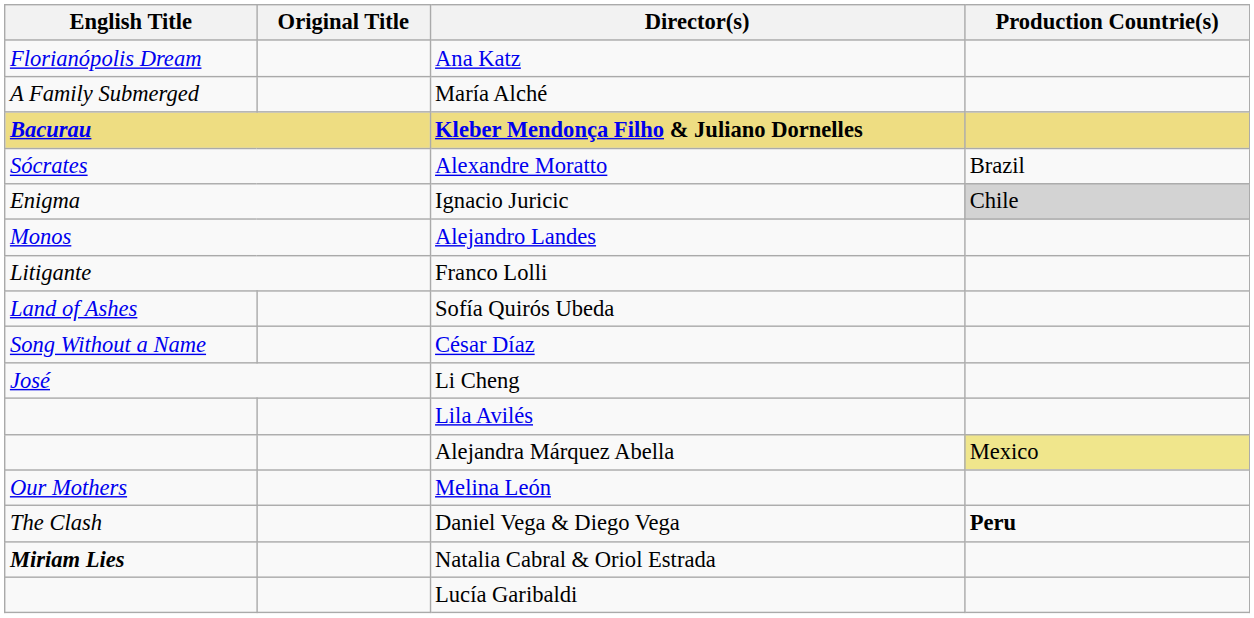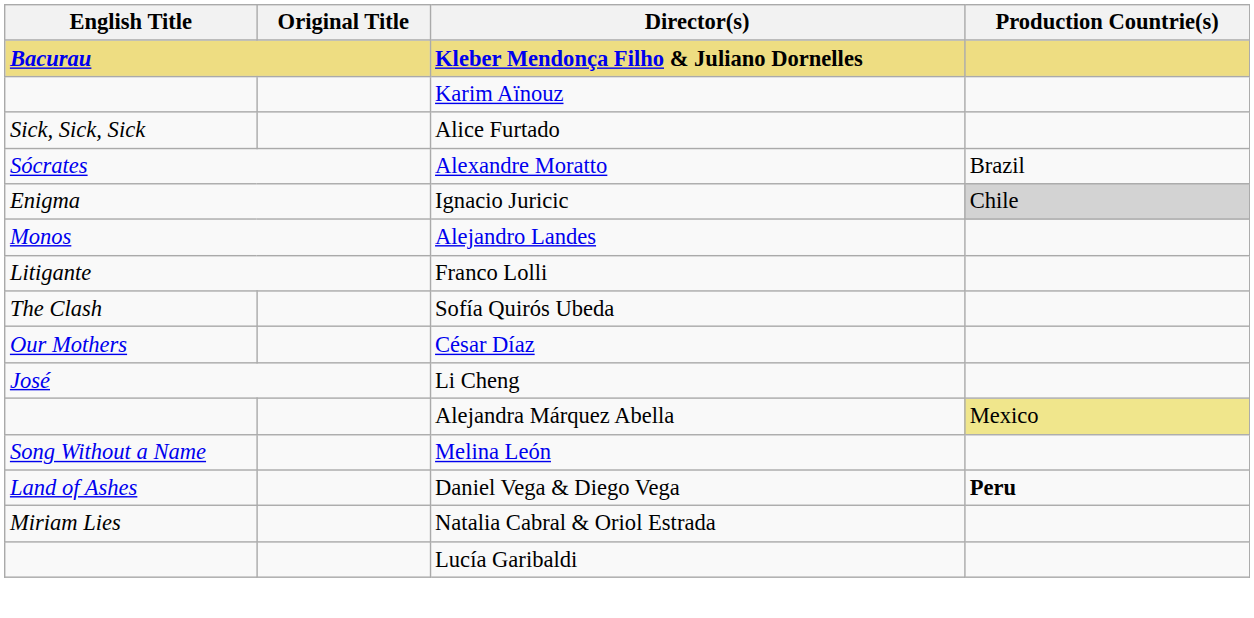- row: (478, 58)
- row: (491, 93)
+ row: (499, 93)
+ row: (497, 129)
(74, 308) Land of Ashes -> (56, 308) The Clash
(108, 344) Song Without a Name -> (68, 344) Our Mothers
- row: (484, 415)
(68, 487) Our Mothers -> (108, 451) Song Without a Name
(56, 523) The Clash -> (74, 487) Land of Ashes
(67, 559) bold -> (65, 523) normal
